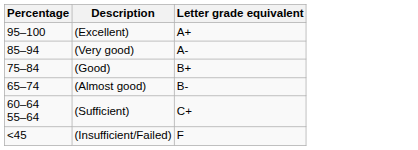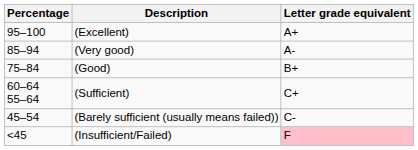- row: (110, 86)
+ row: (176, 117)
(180, 136) no background -> (287, 136) pink background
